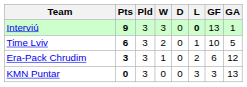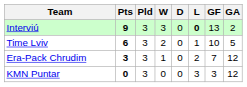(233, 27) 1 -> (233, 27) 2
(214, 58) 6 -> (214, 58) 7
(233, 74) 13 -> (233, 74) 12
